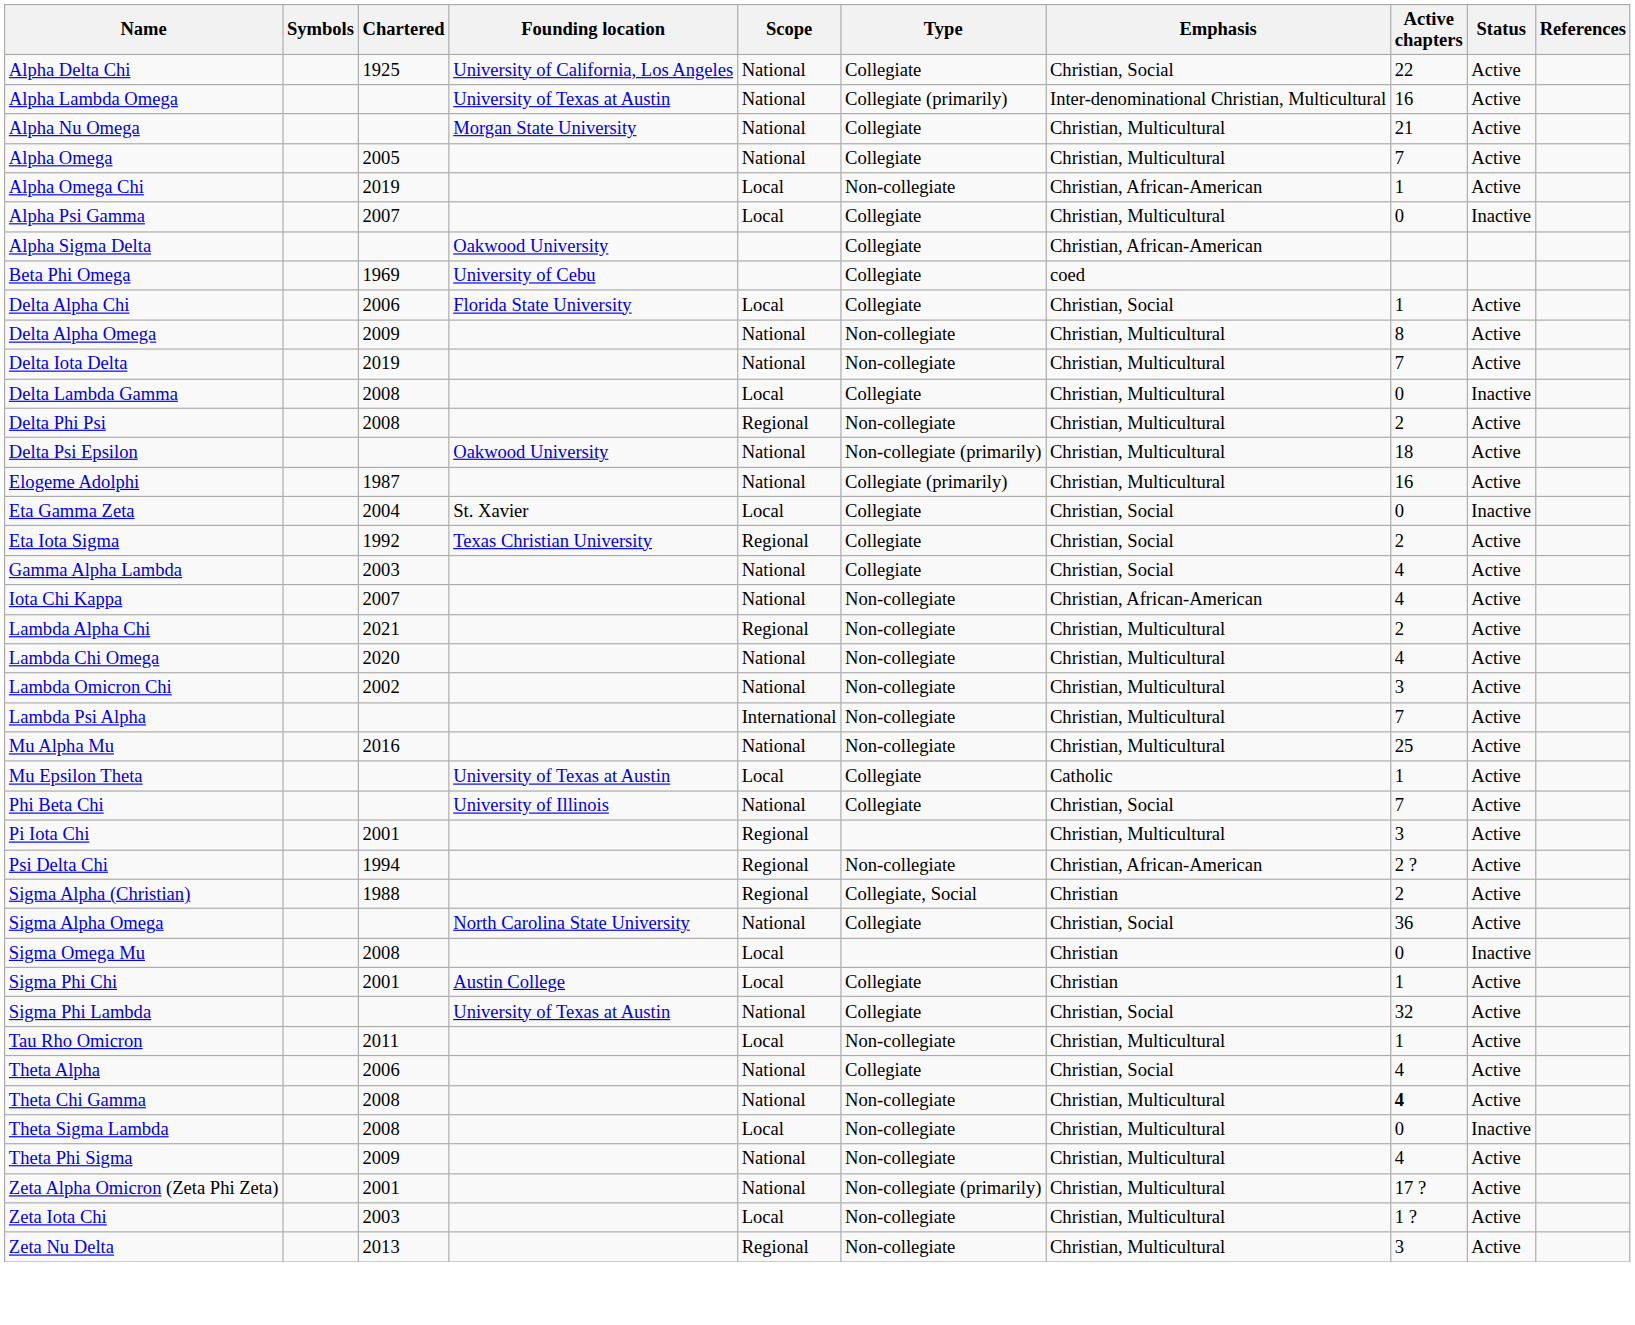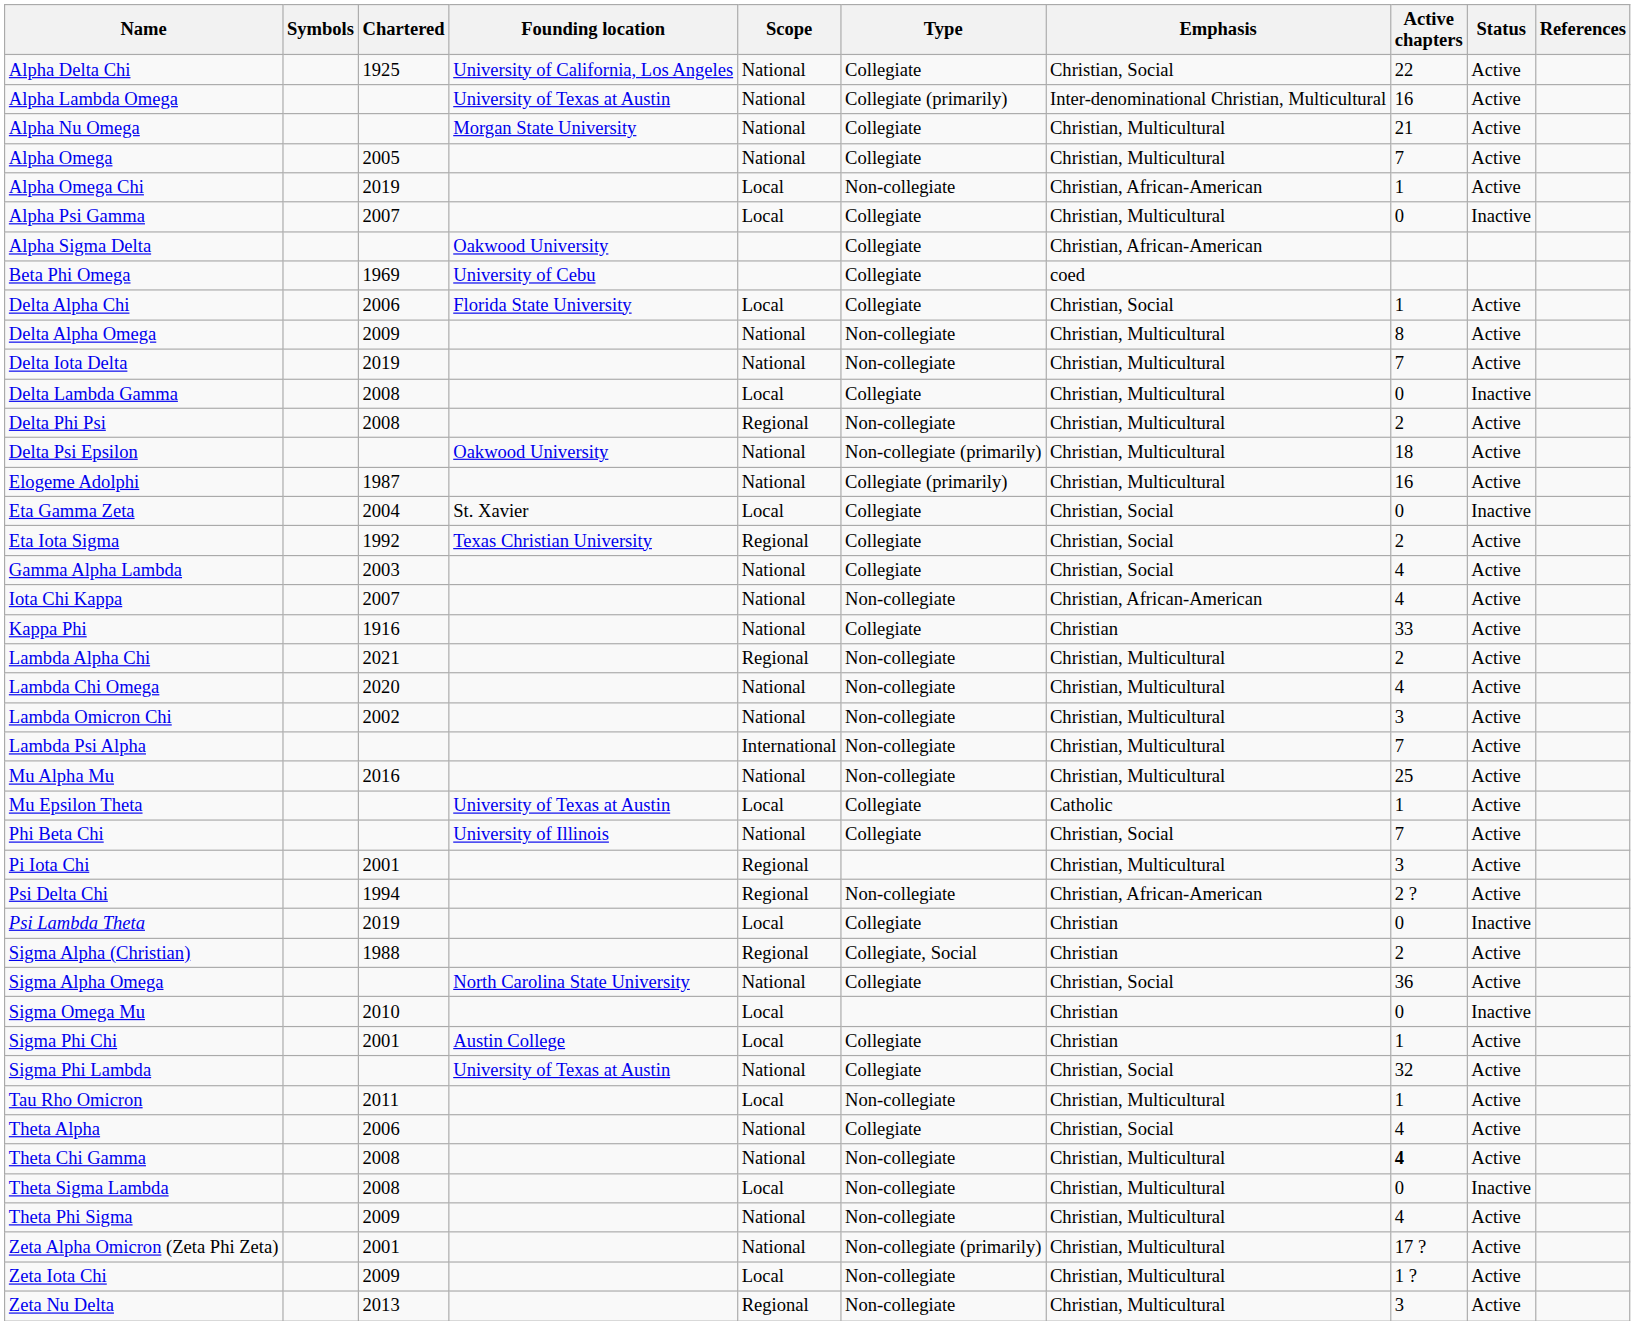+ row: (48, 628)
+ row: (77, 923)
(381, 952) 2008 -> (381, 1011) 2010
(381, 1217) 2003 -> (381, 1276) 2009
